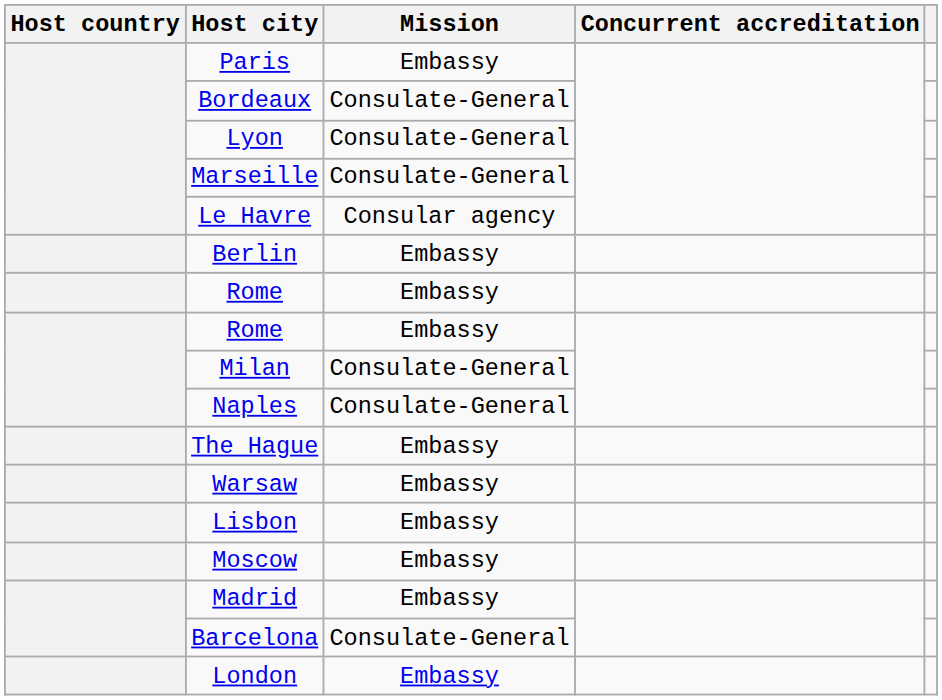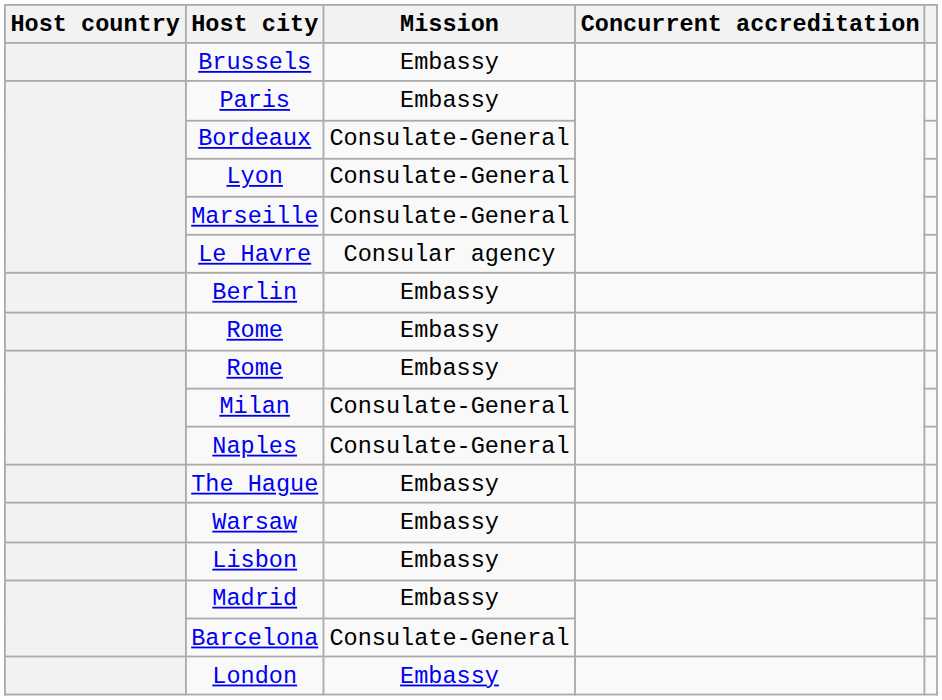+ row: (255, 62)
- row: (255, 561)
